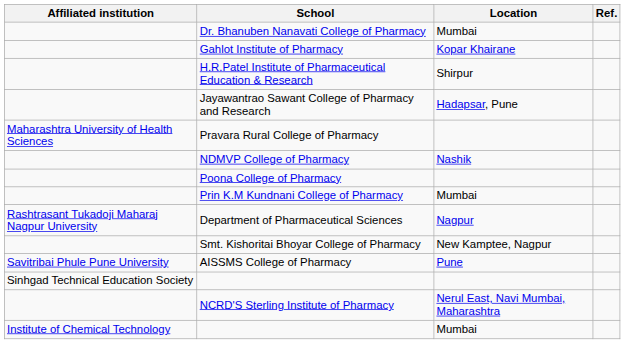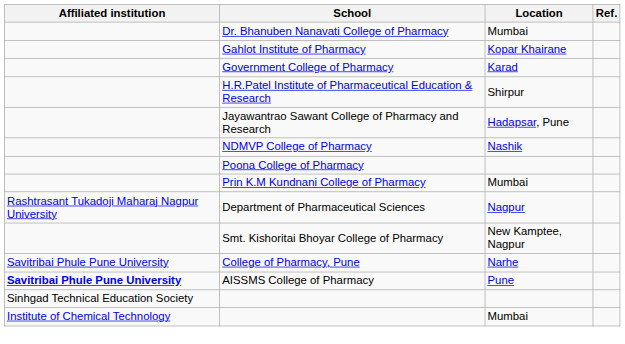+ row: (308, 67)
- row: (289, 135)
+ row: (291, 262)
(88, 262) normal -> (94, 280) bold
- row: (297, 305)
